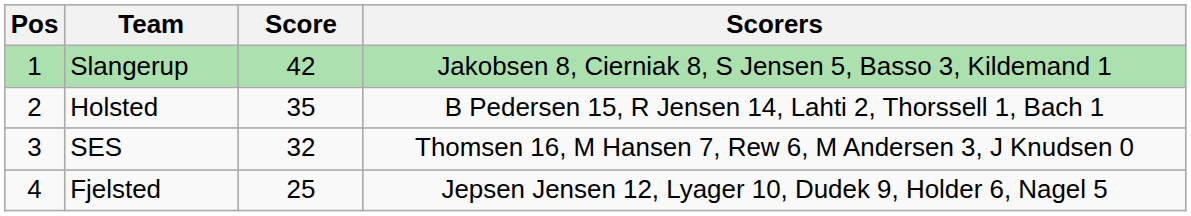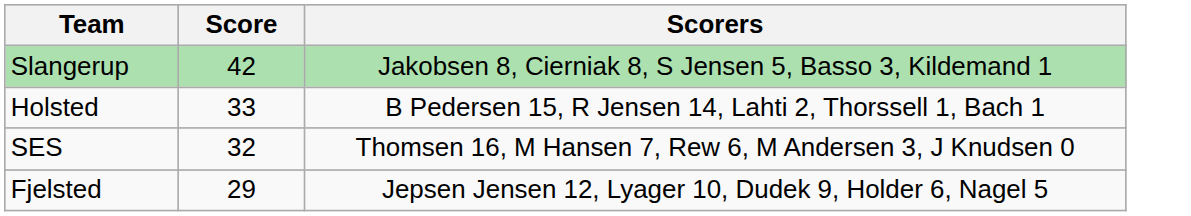- column: (35, 25)
(301, 107) 35 -> (241, 107) 33
(301, 189) 25 -> (241, 189) 29
